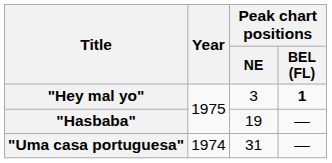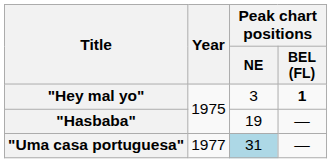(208, 145) 1974 -> (208, 145) 1977
(254, 145) no background -> (254, 145) lightblue background
